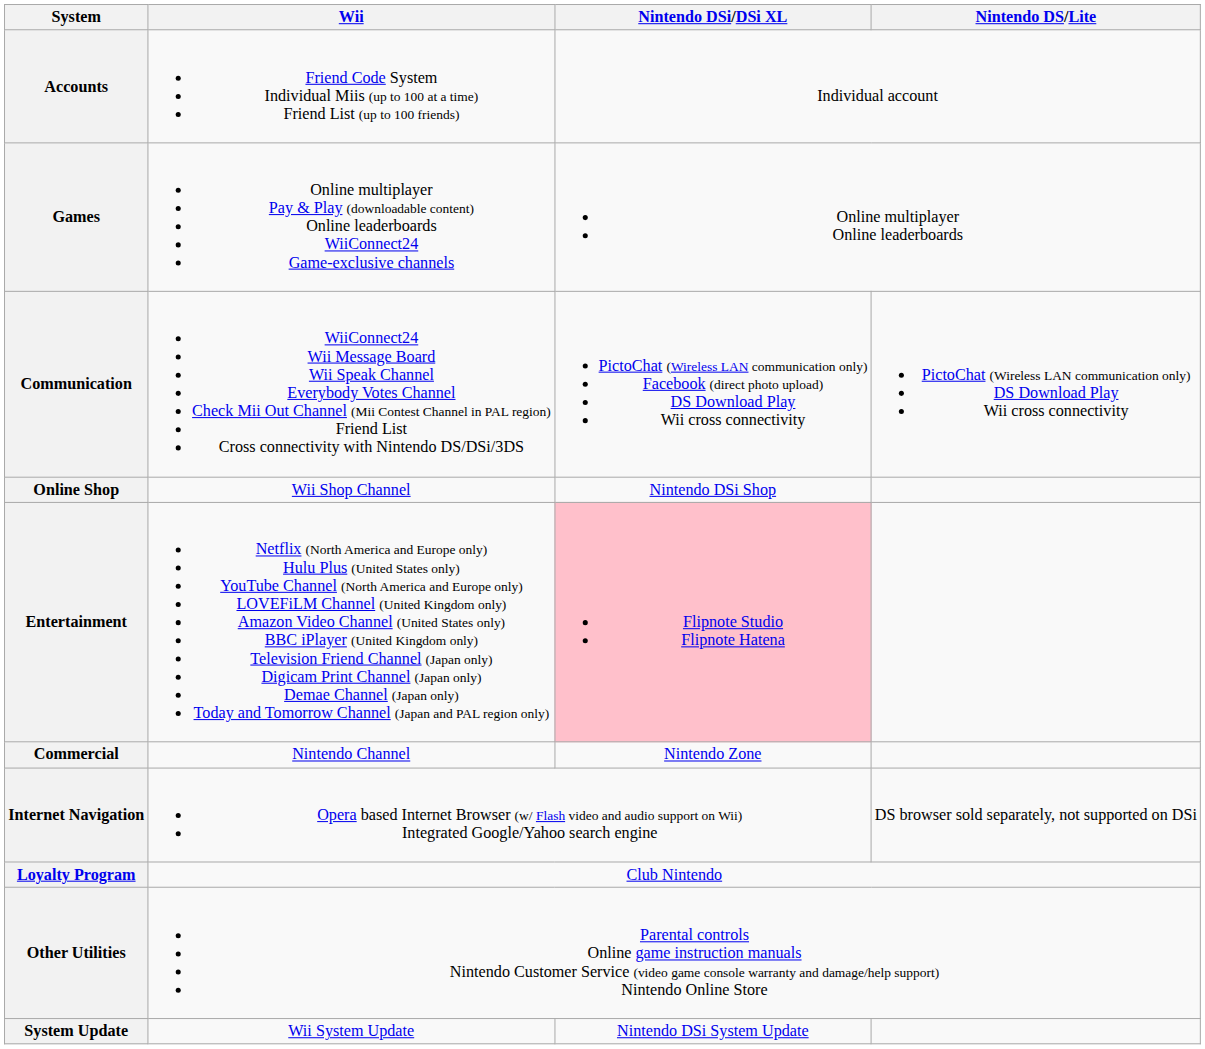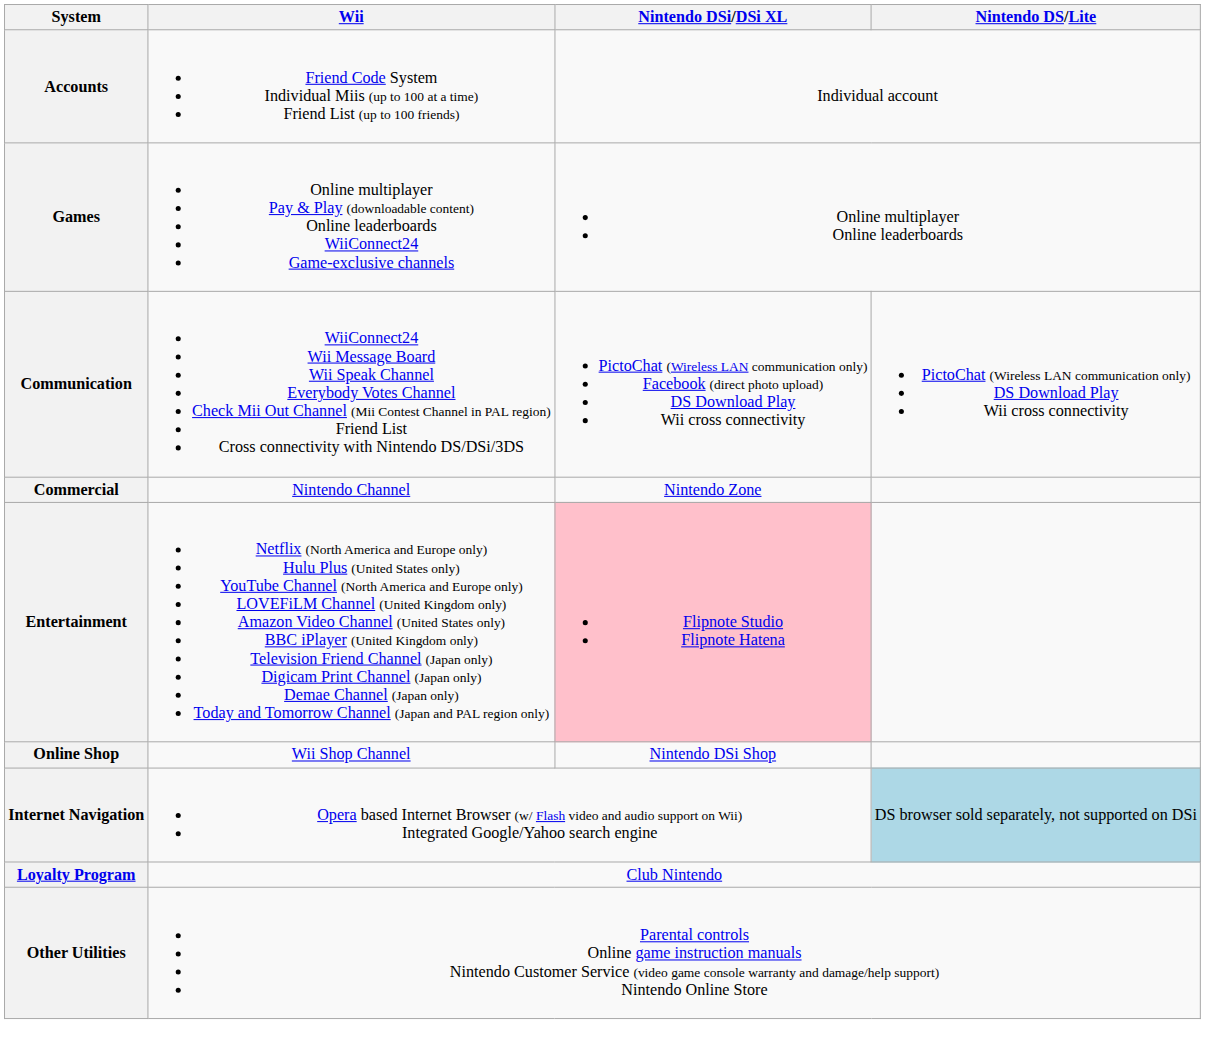rows swapped: (76, 489) <-> (76, 754)
(1036, 814) no background -> (1036, 814) lightblue background
- row: (76, 1031)
